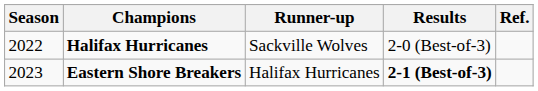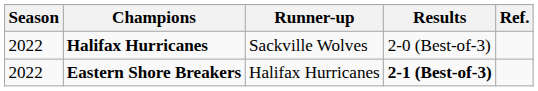(26, 72) 2023 -> (26, 72) 2022
